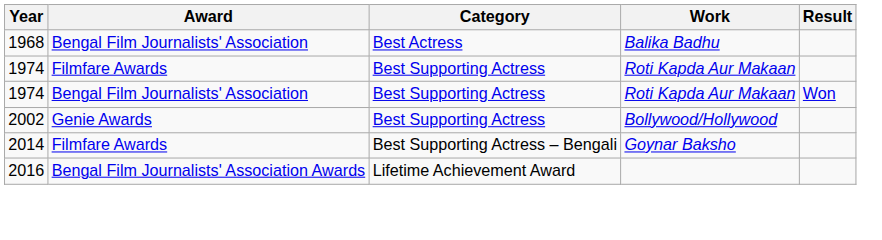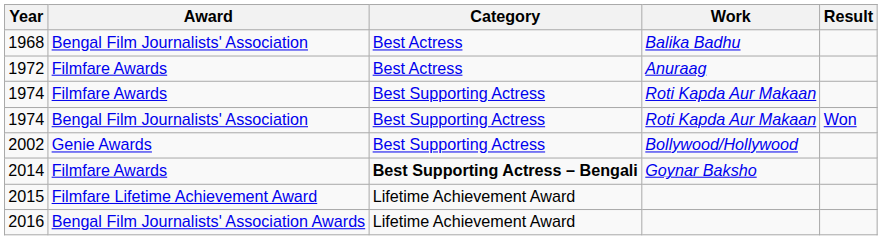+ row: (26, 68)
(495, 145) normal -> (505, 171) bold
+ row: (26, 196)
